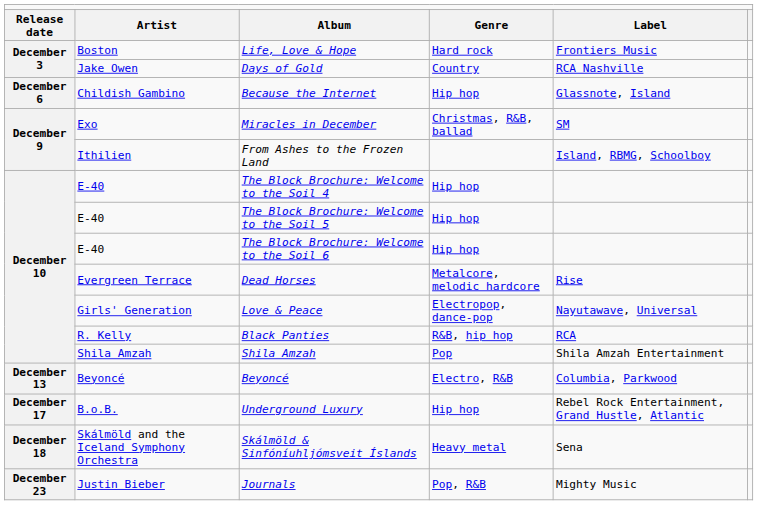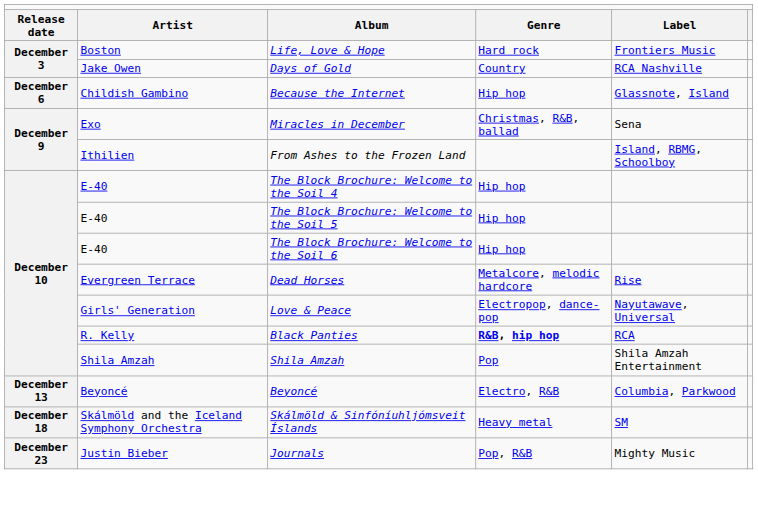(563, 124) SM -> (628, 124) Sena
(472, 335) normal -> (519, 335) bold
- row: (302, 409)
(569, 447) Sena -> (621, 422) SM
